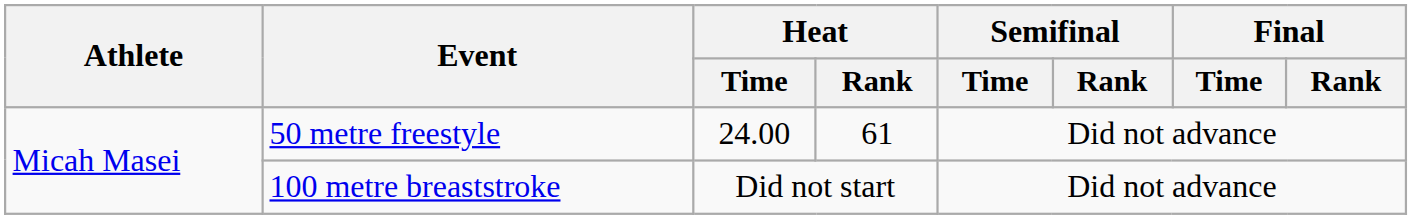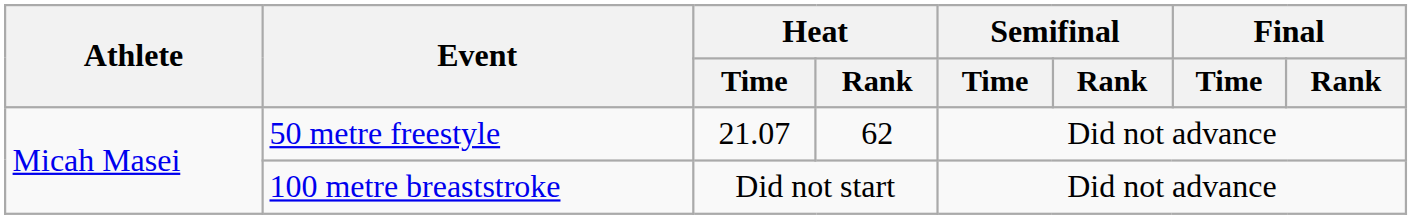(754, 133) 24.00 -> (754, 133) 21.07
(877, 133) 61 -> (877, 133) 62
